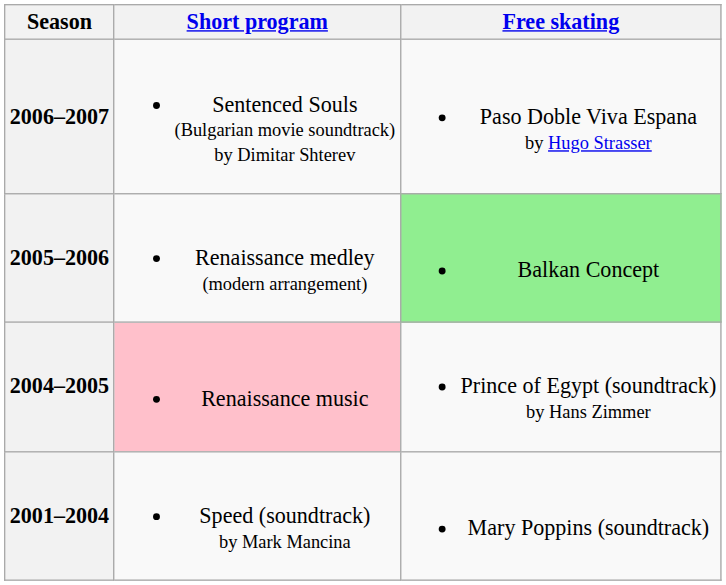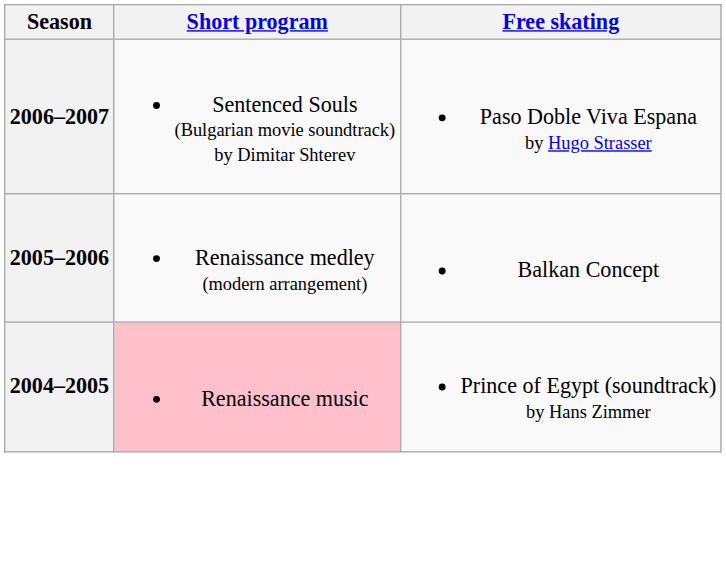(561, 270) lightgreen background -> (561, 270) no background
- row: (59, 515)
